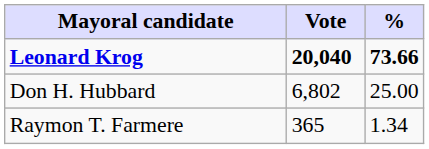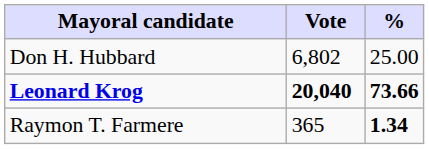rows swapped: (76, 56) <-> (83, 90)
(389, 125) normal -> (389, 125) bold
